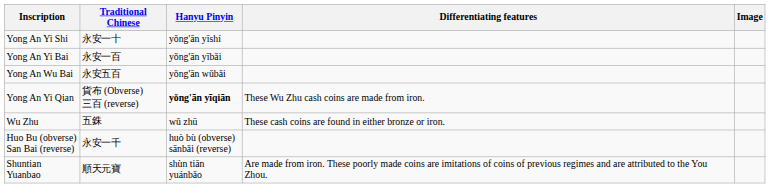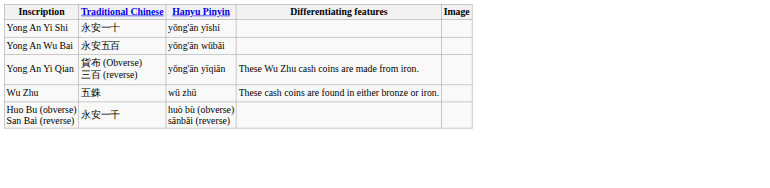- row: (37, 56)
(200, 97) bold -> (197, 69) normal
- row: (24, 170)
